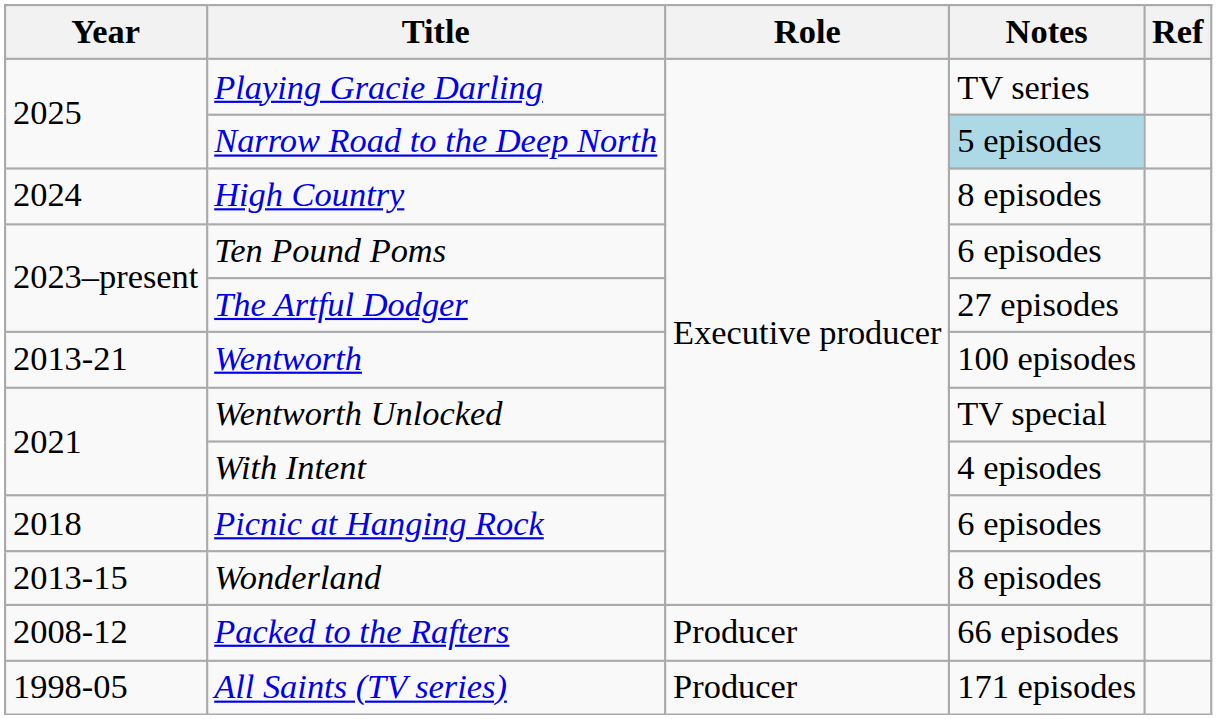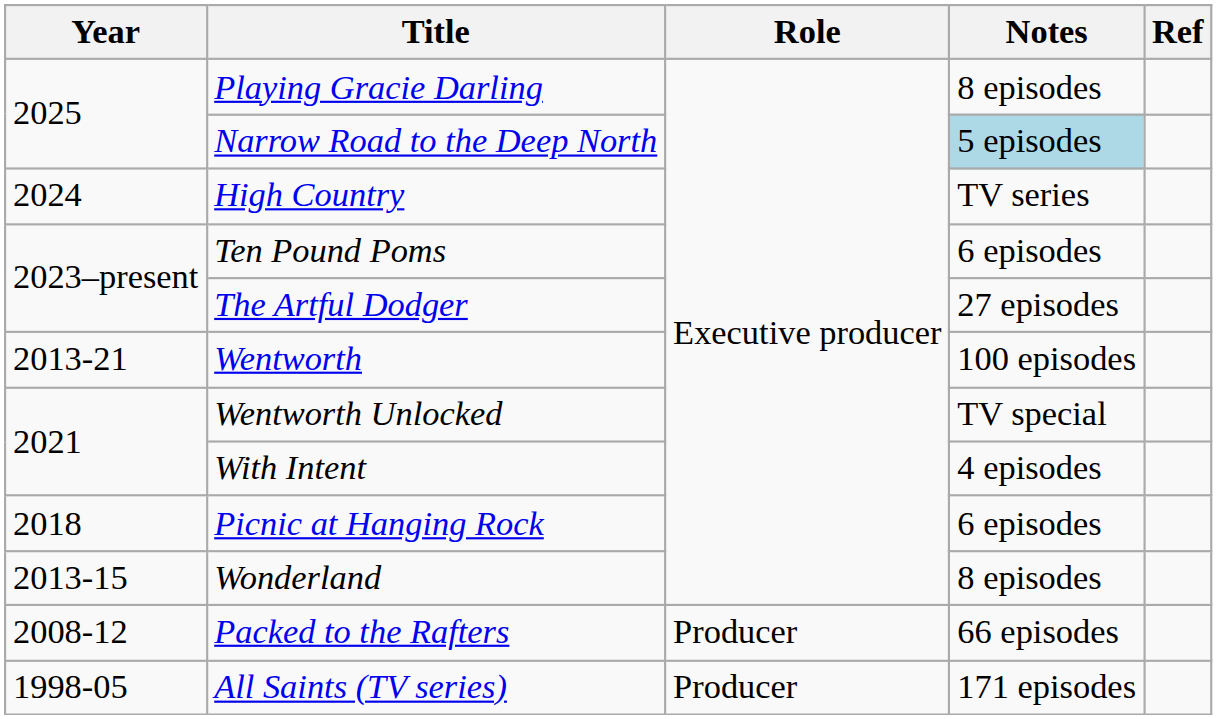(1023, 86) TV series -> (1029, 86) 8 episodes
(1029, 195) 8 episodes -> (1023, 195) TV series
